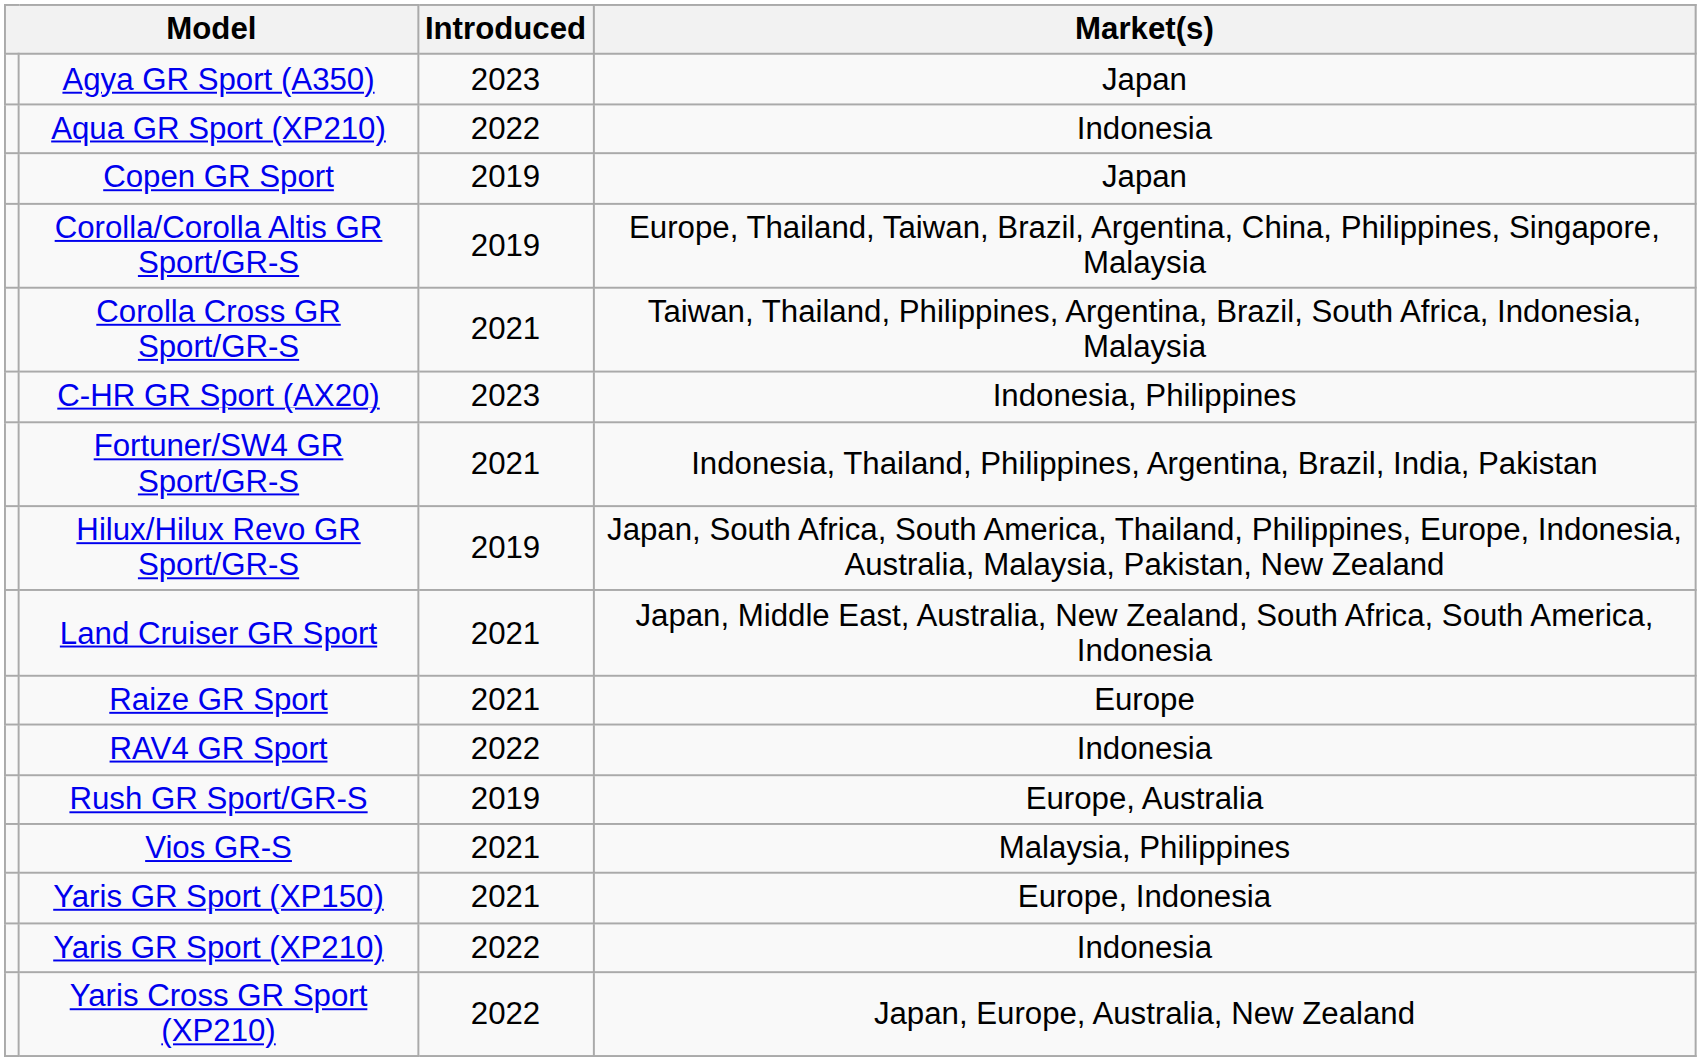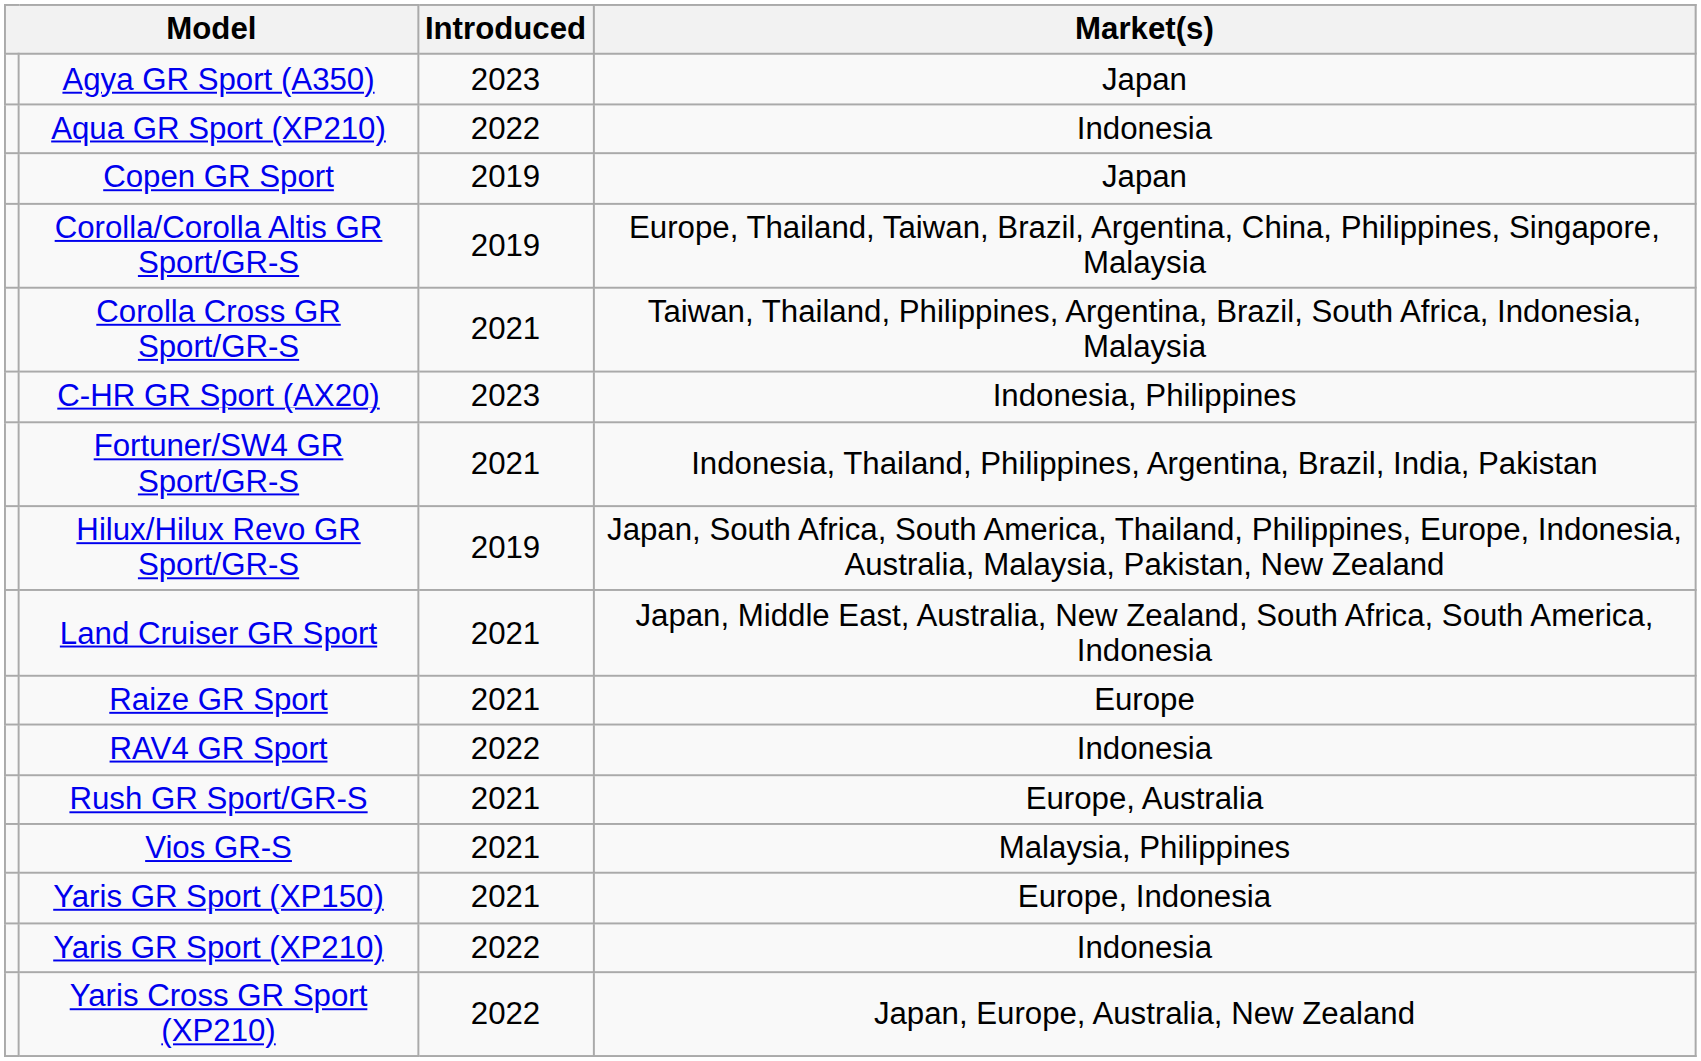(505, 798) 2019 -> (505, 798) 2021
